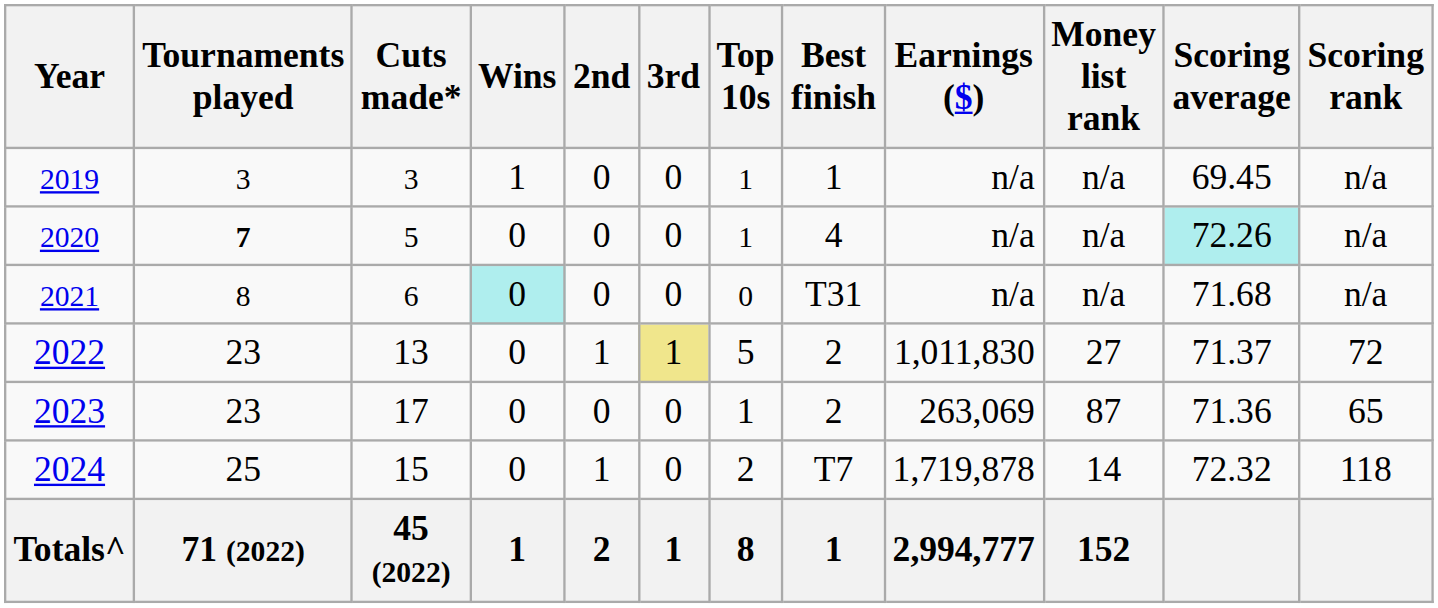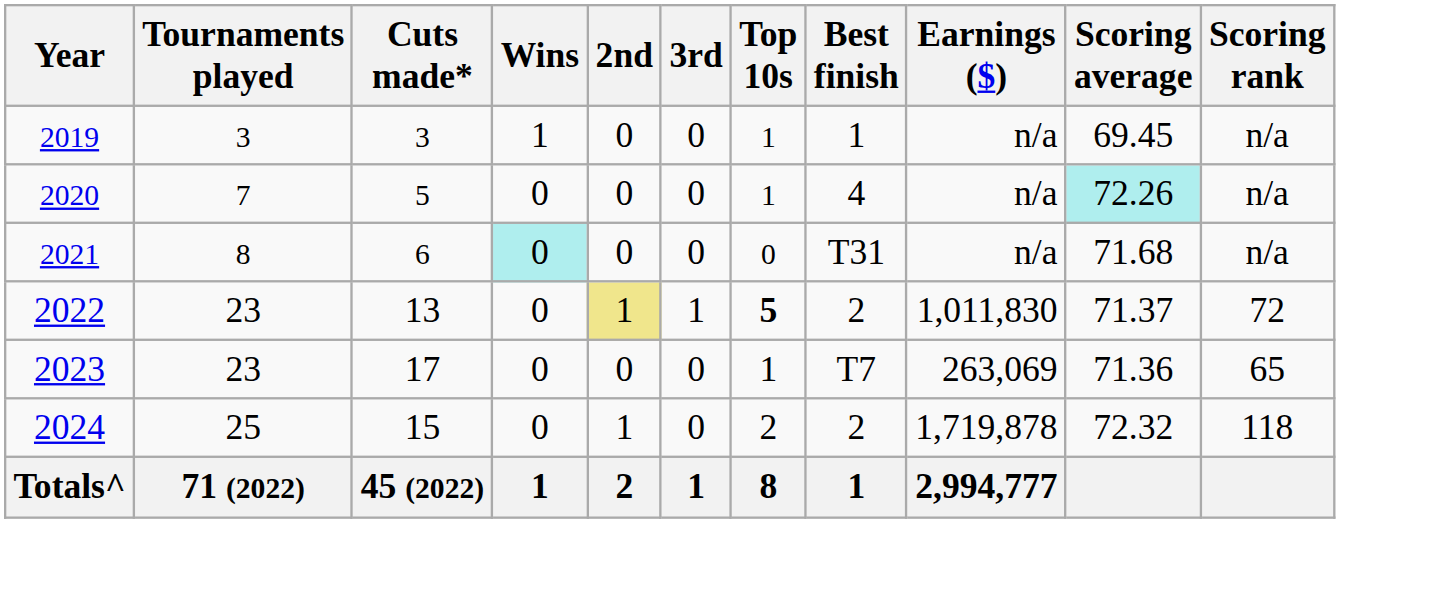- column: (1104, 76)
(243, 235) bold -> (243, 196) normal
(602, 352) no background -> (624, 310) khaki background
(673, 352) khaki background -> (696, 310) no background
(746, 352) normal -> (768, 310) bold
(834, 411) 2 -> (856, 369) T7
(834, 470) T7 -> (856, 428) 2
